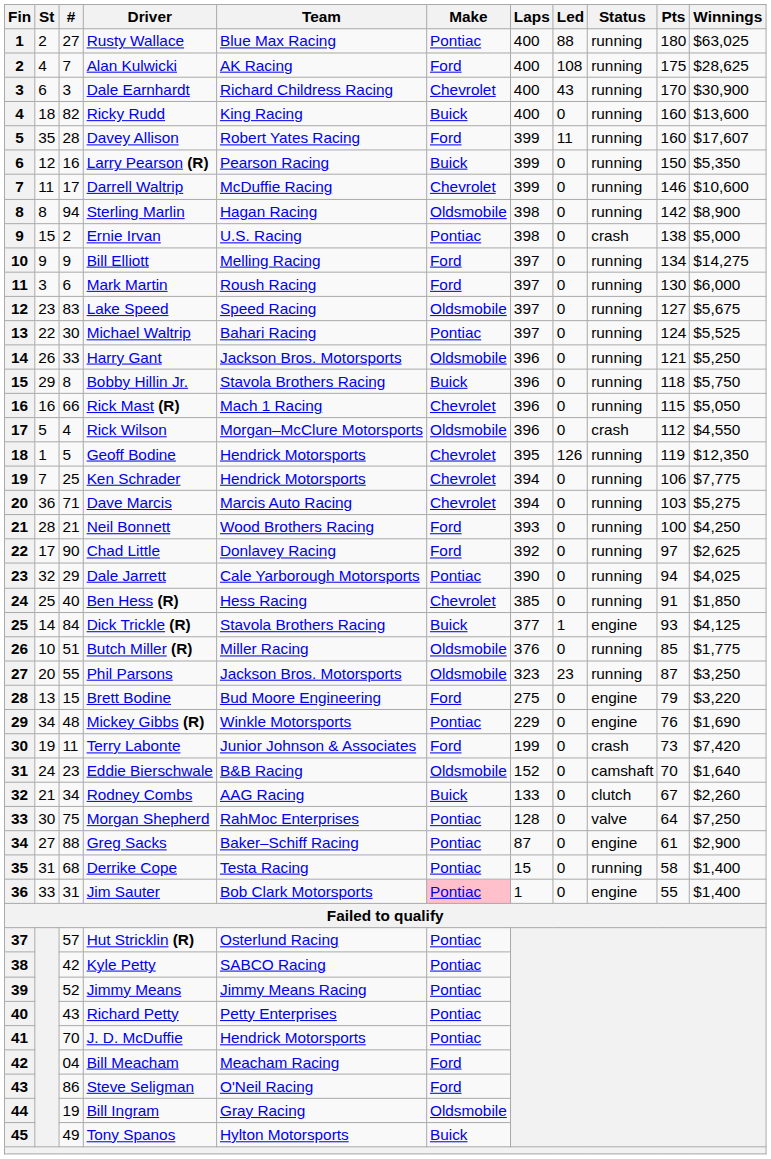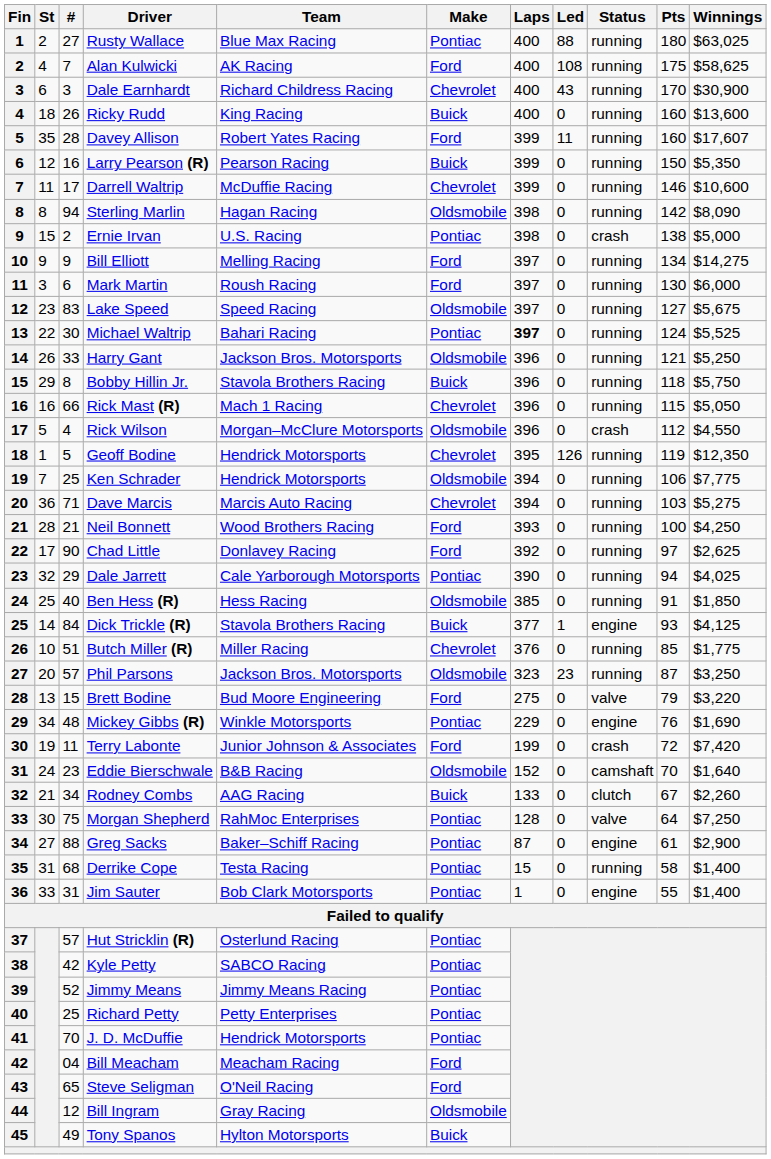(721, 65) $28,625 -> (721, 65) $58,625
(71, 114) 82 -> (71, 114) 26
(717, 211) $8,900 -> (717, 211) $8,090
(527, 333) normal -> (527, 333) bold
(463, 479) Chevrolet -> (468, 479) Oldsmobile
(463, 600) Chevrolet -> (468, 600) Oldsmobile
(468, 649) Oldsmobile -> (463, 649) Chevrolet
(71, 673) 55 -> (71, 673) 57
(614, 697) engine -> (609, 697) valve
(669, 746) 73 -> (669, 746) 72
(456, 892) pink background -> (456, 892) no background
(71, 1013) 43 -> (71, 1013) 25
(71, 1086) 86 -> (71, 1086) 65
(71, 1110) 19 -> (71, 1110) 12
